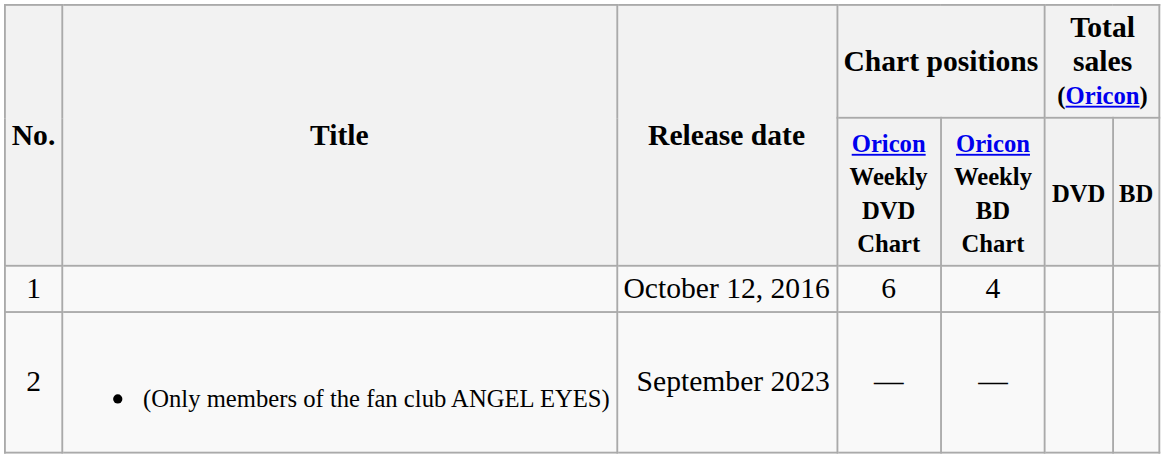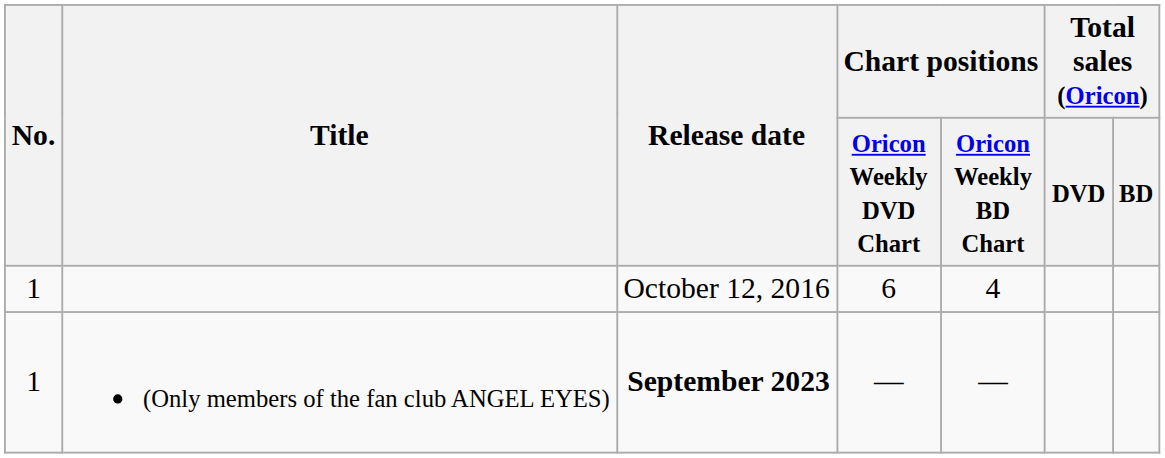(34, 381) 2 -> (34, 381) 1
(733, 381) normal -> (728, 381) bold
